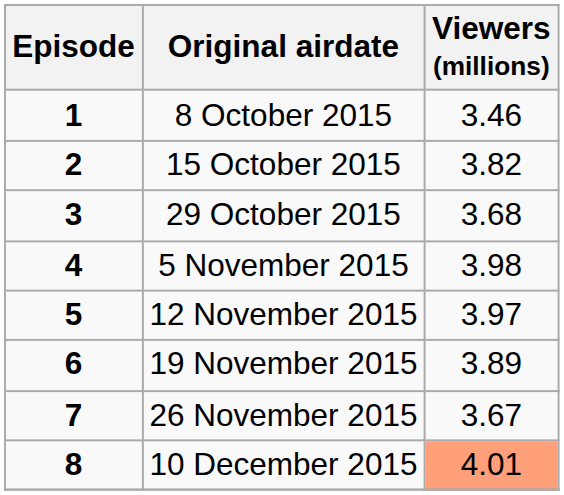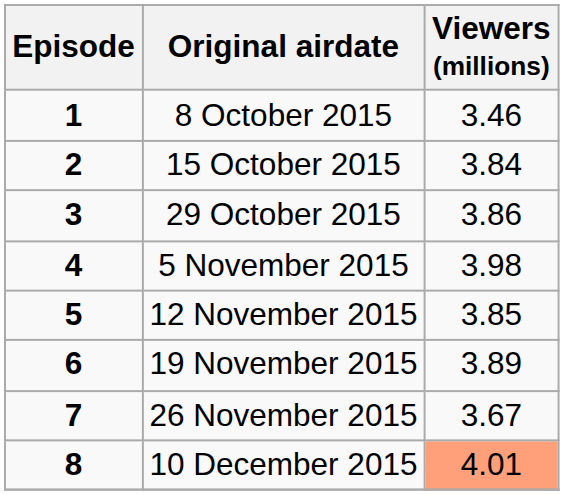(491, 164) 3.82 -> (491, 164) 3.84
(491, 214) 3.68 -> (491, 214) 3.86
(491, 314) 3.97 -> (491, 314) 3.85
